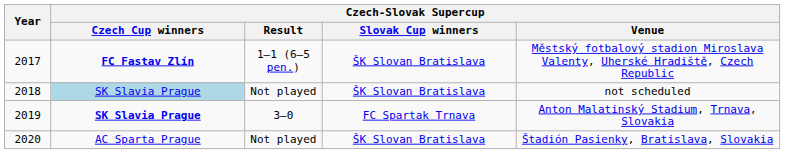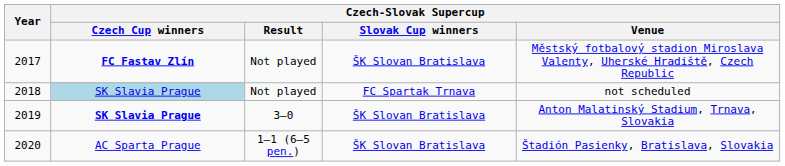(283, 62) 1–1 (6–5 pen.) -> (283, 62) Not played
(419, 92) ŠK Slovan Bratislava -> (419, 92) FC Spartak Trnava
(419, 116) FC Spartak Trnava -> (419, 116) ŠK Slovan Bratislava
(283, 140) Not played -> (283, 146) 1–1 (6–5 pen.)
